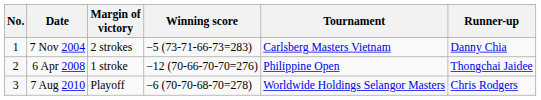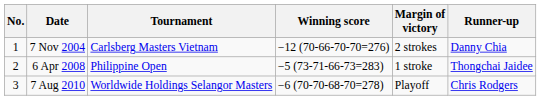columns swapped: (354, 21) <-> (116, 21)
(199, 47) −5 (73-71-66-73=283) -> (334, 47) −12 (70-66-70-70=276)
(202, 66) −12 (70-66-70-70=276) -> (331, 66) −5 (73-71-66-73=283)
